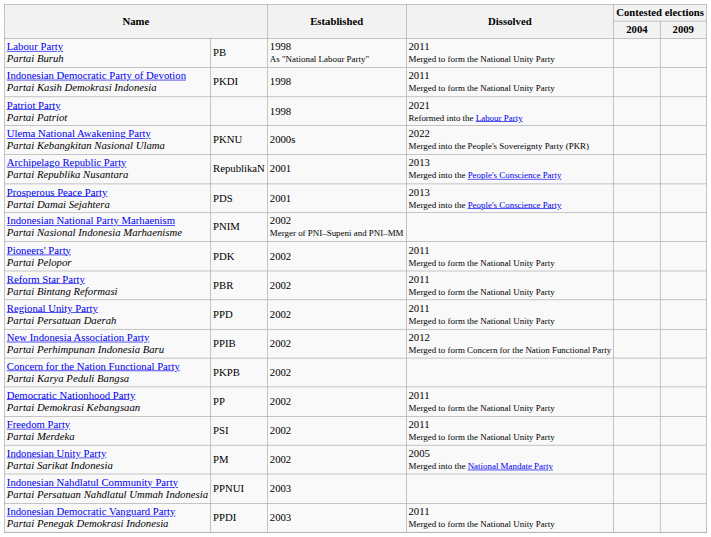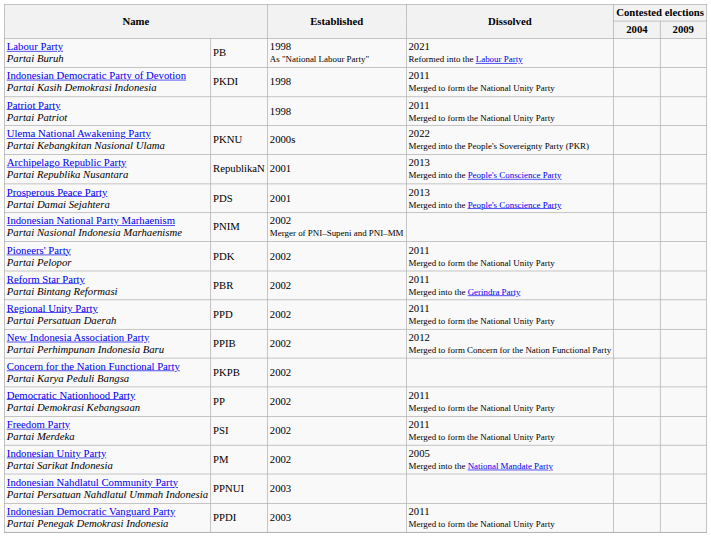(482, 53) 2011 Merged to form the National Unity Party -> (466, 53) 2021 Reformed into the Labour Party
(466, 111) 2021 Reformed into the Labour Party -> (482, 111) 2011 Merged to form the National Unity Party
(482, 285) 2011 Merged to form the National Unity Party -> (464, 285) 2011 Merged into the Gerindra Party
